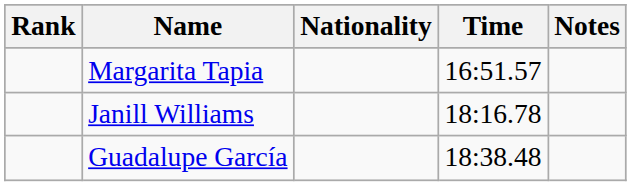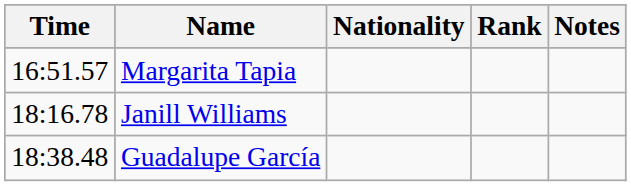columns swapped: (43, 26) <-> (493, 26)
